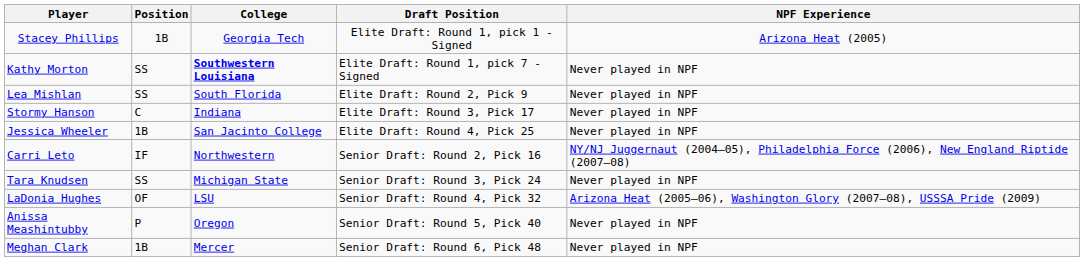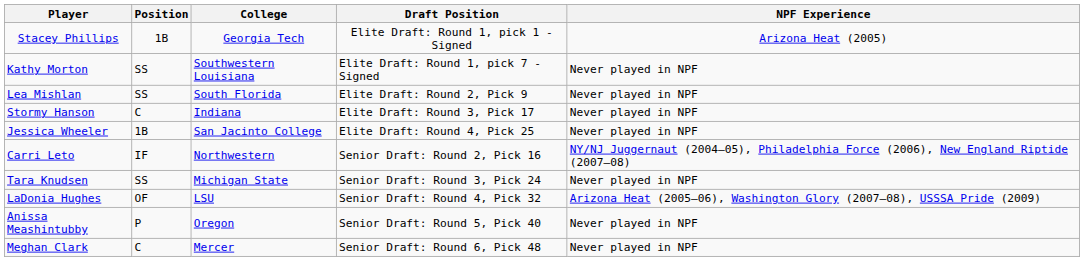(234, 69) bold -> (234, 69) normal
(141, 247) 1B -> (138, 247) C
